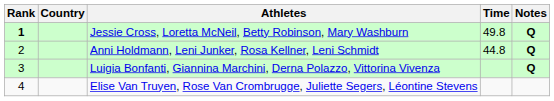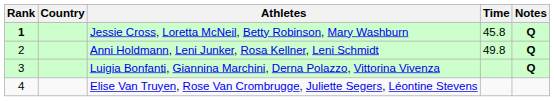(494, 31) 49.8 -> (494, 31) 45.8
(494, 50) 44.8 -> (494, 50) 49.8
